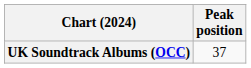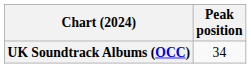(219, 52) 37 -> (219, 52) 34
